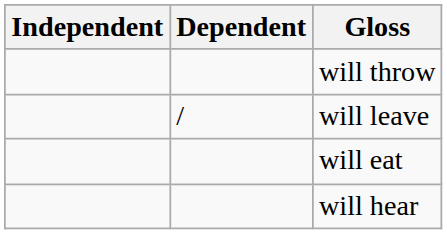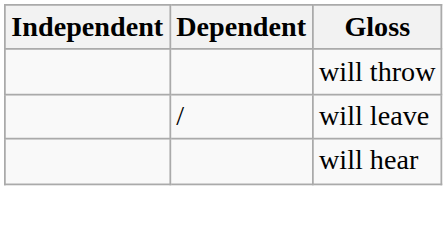- row: (361, 160)
